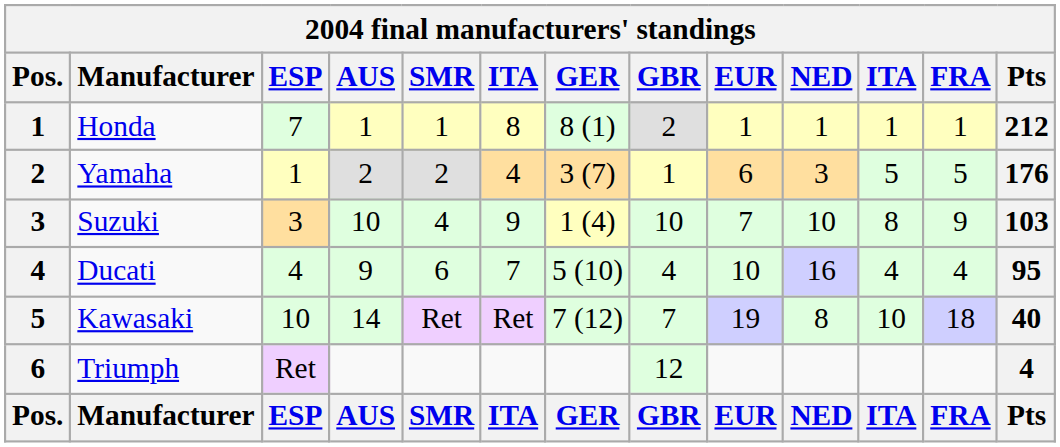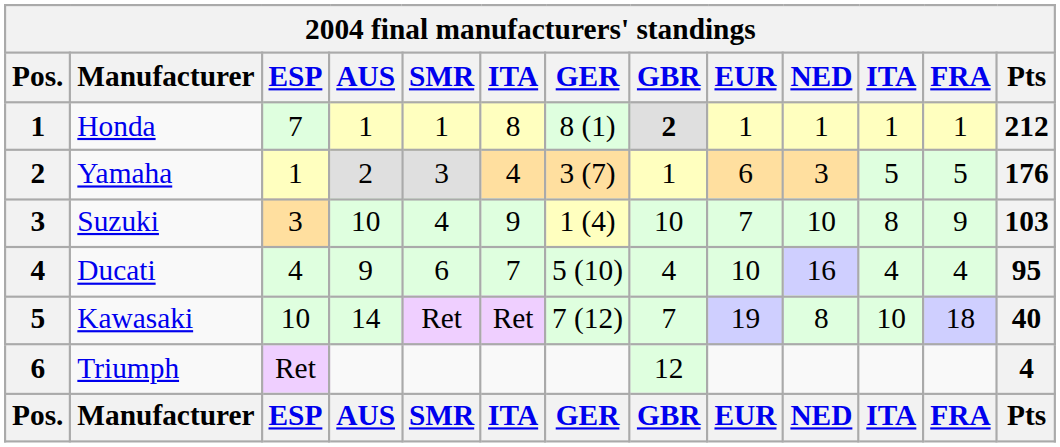(669, 125) normal -> (669, 125) bold
(442, 173) 2 -> (442, 173) 3
